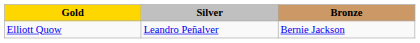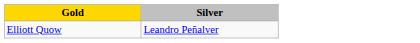- column: (346, 12)
